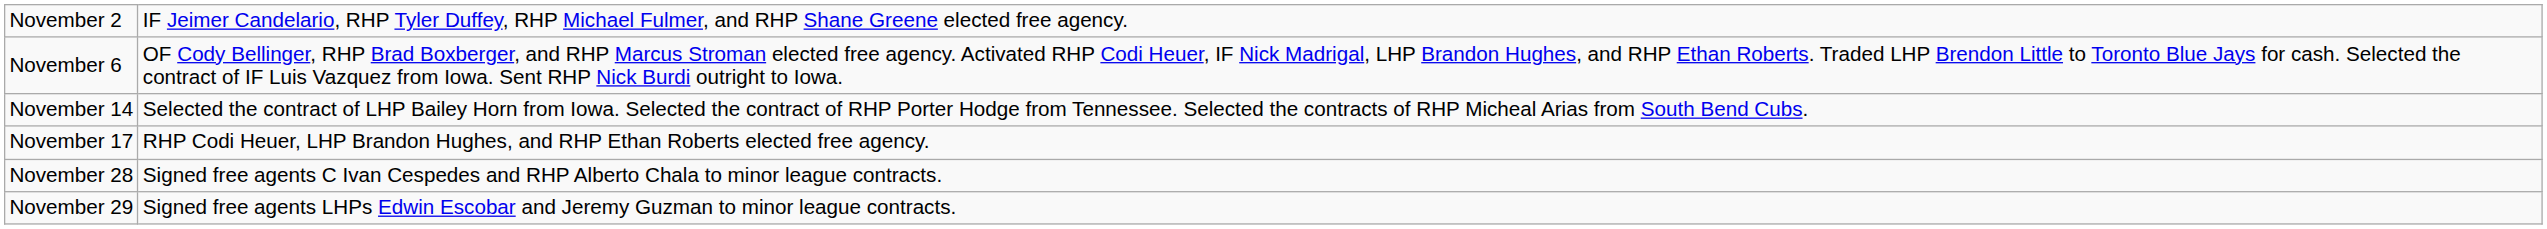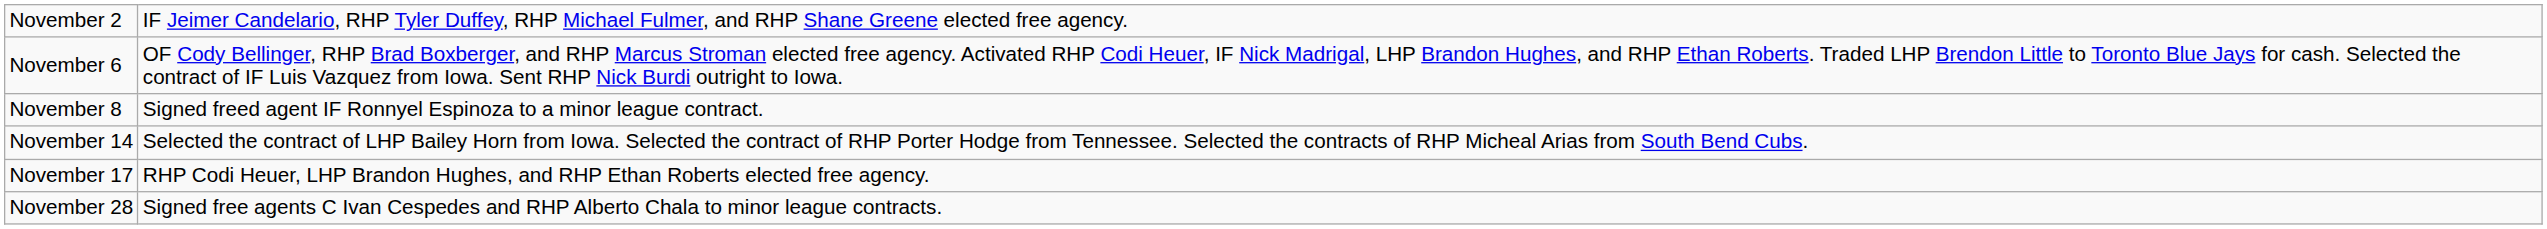+ row: (66, 109)
- row: (71, 207)
